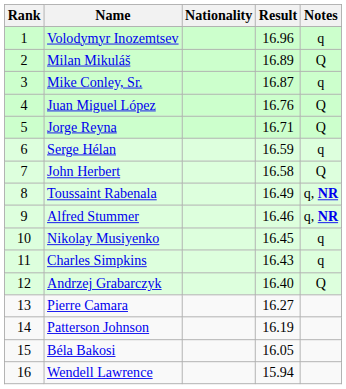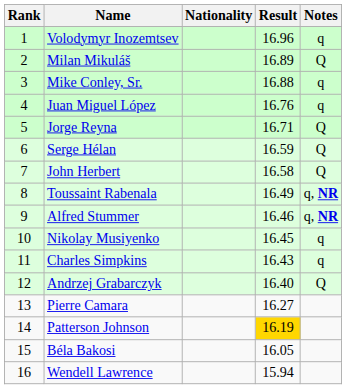(278, 82) 16.87 -> (278, 82) 16.88
(321, 104) Q -> (321, 104) q
(321, 149) q -> (321, 149) Q
(278, 328) no background -> (278, 328) gold background
